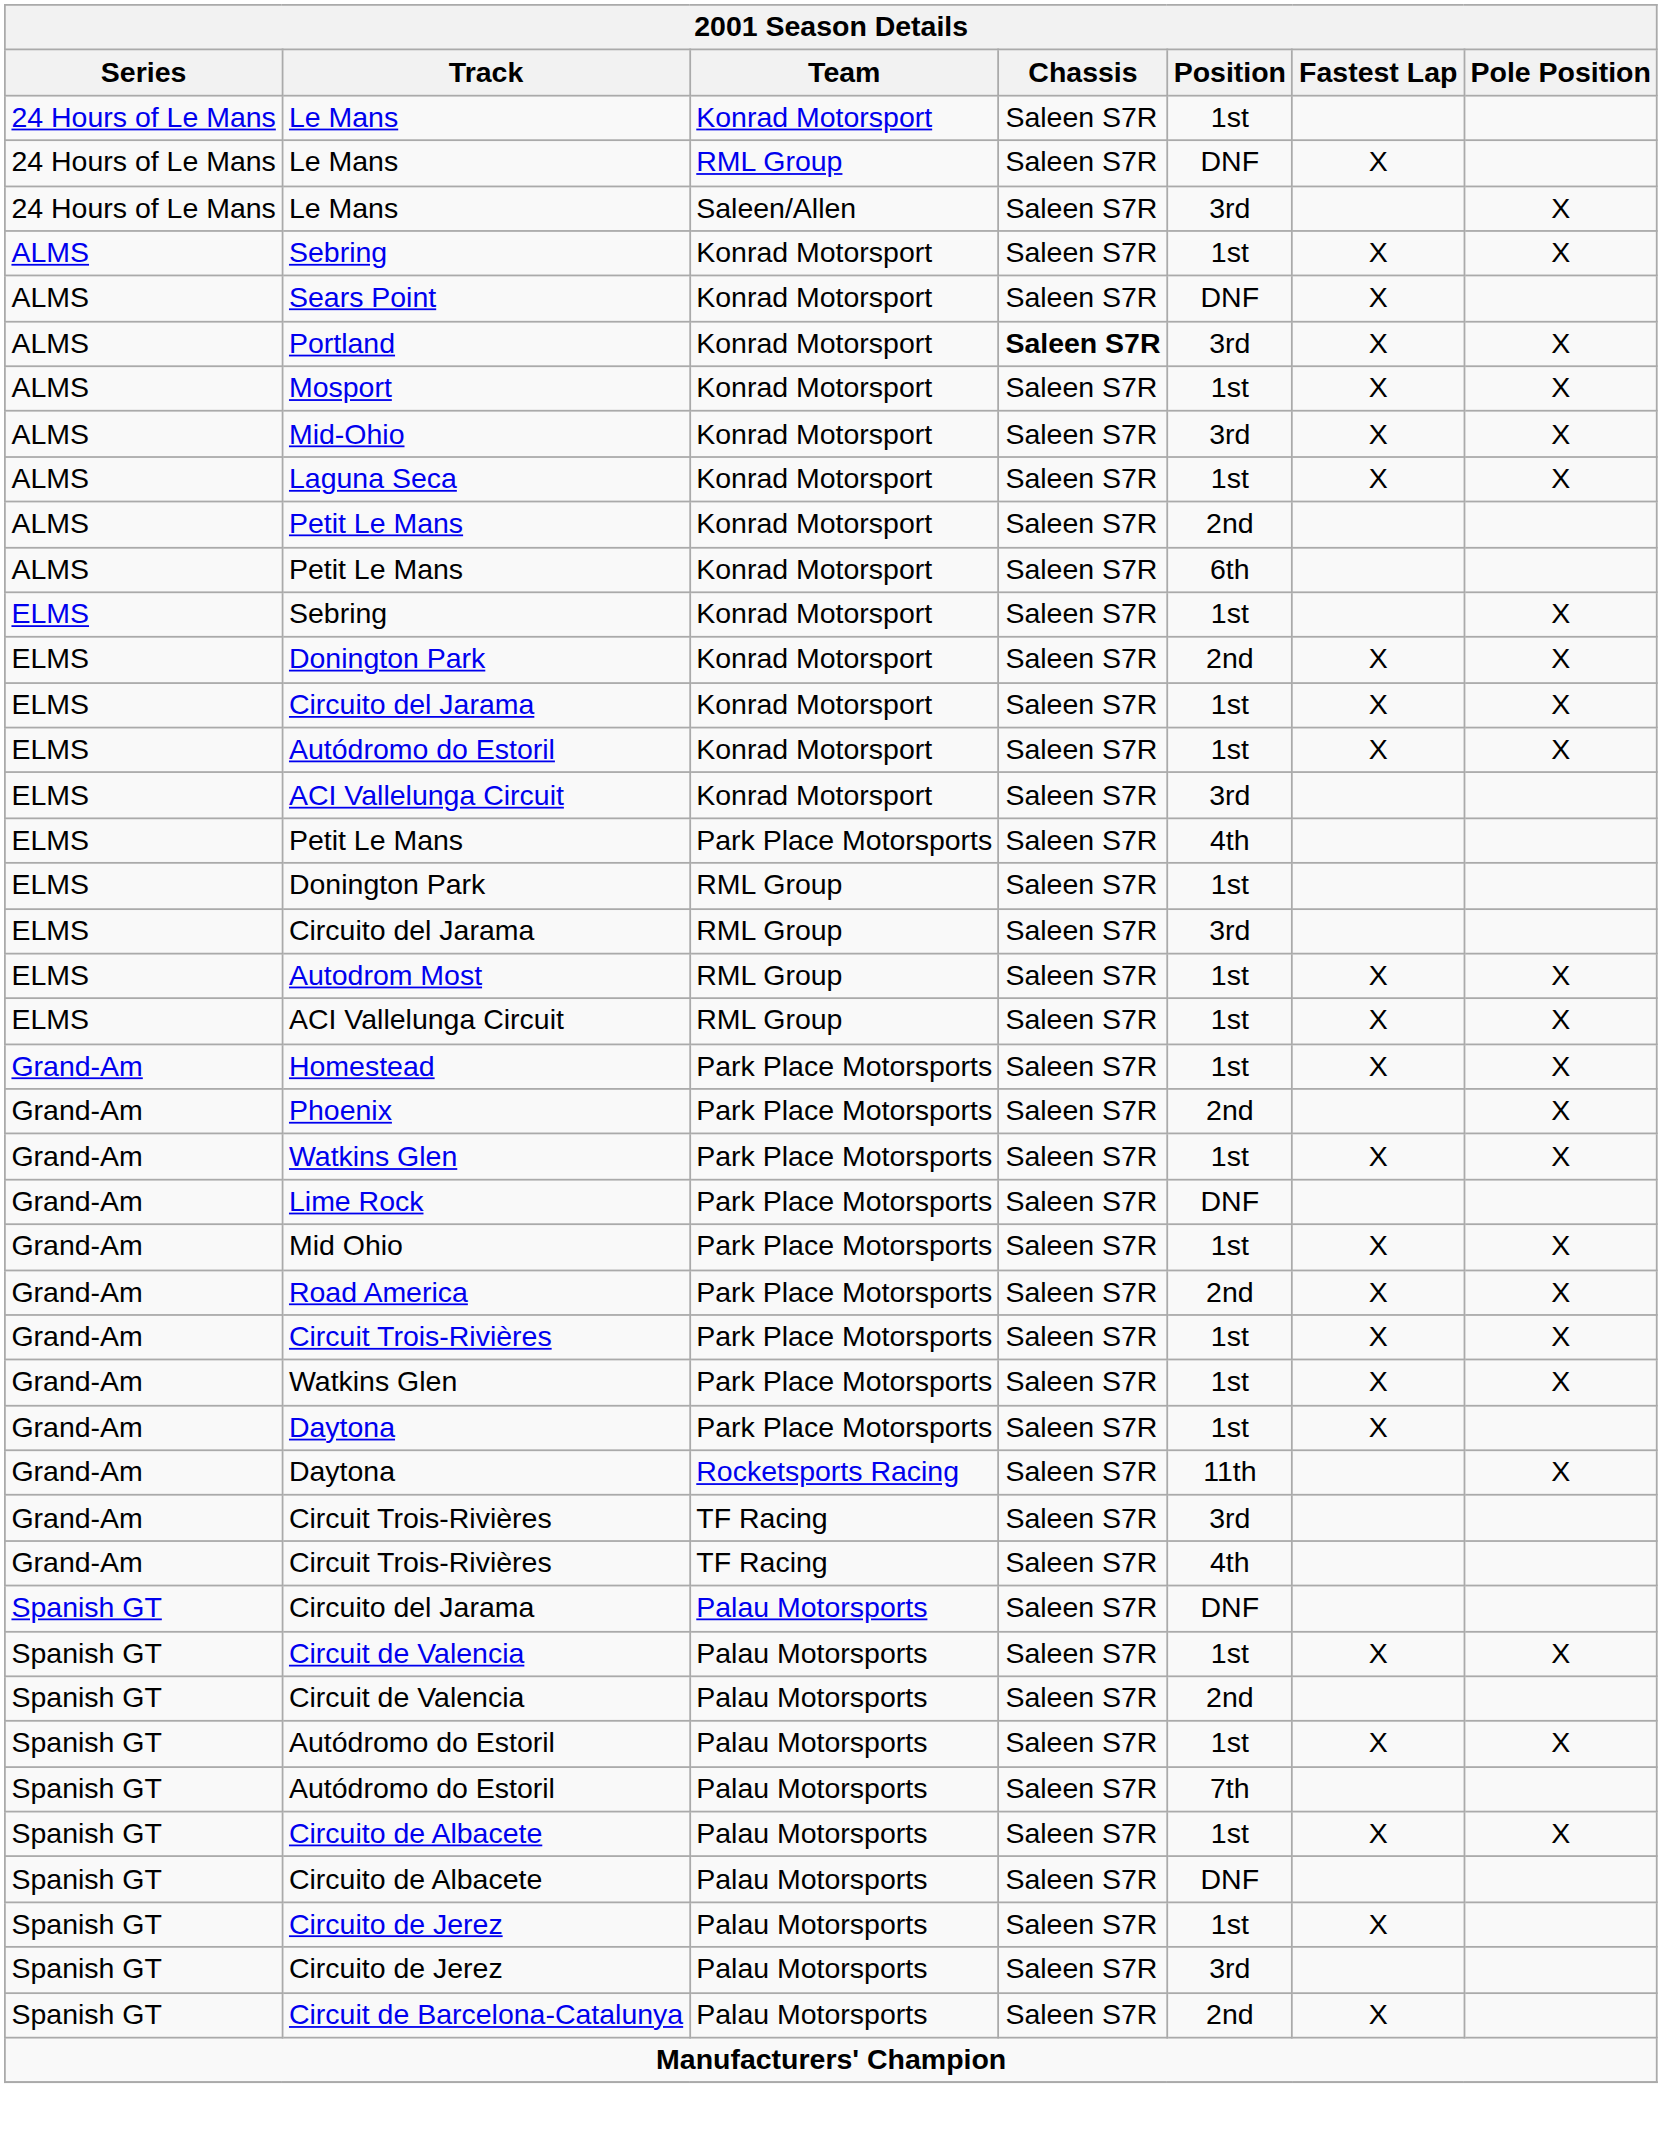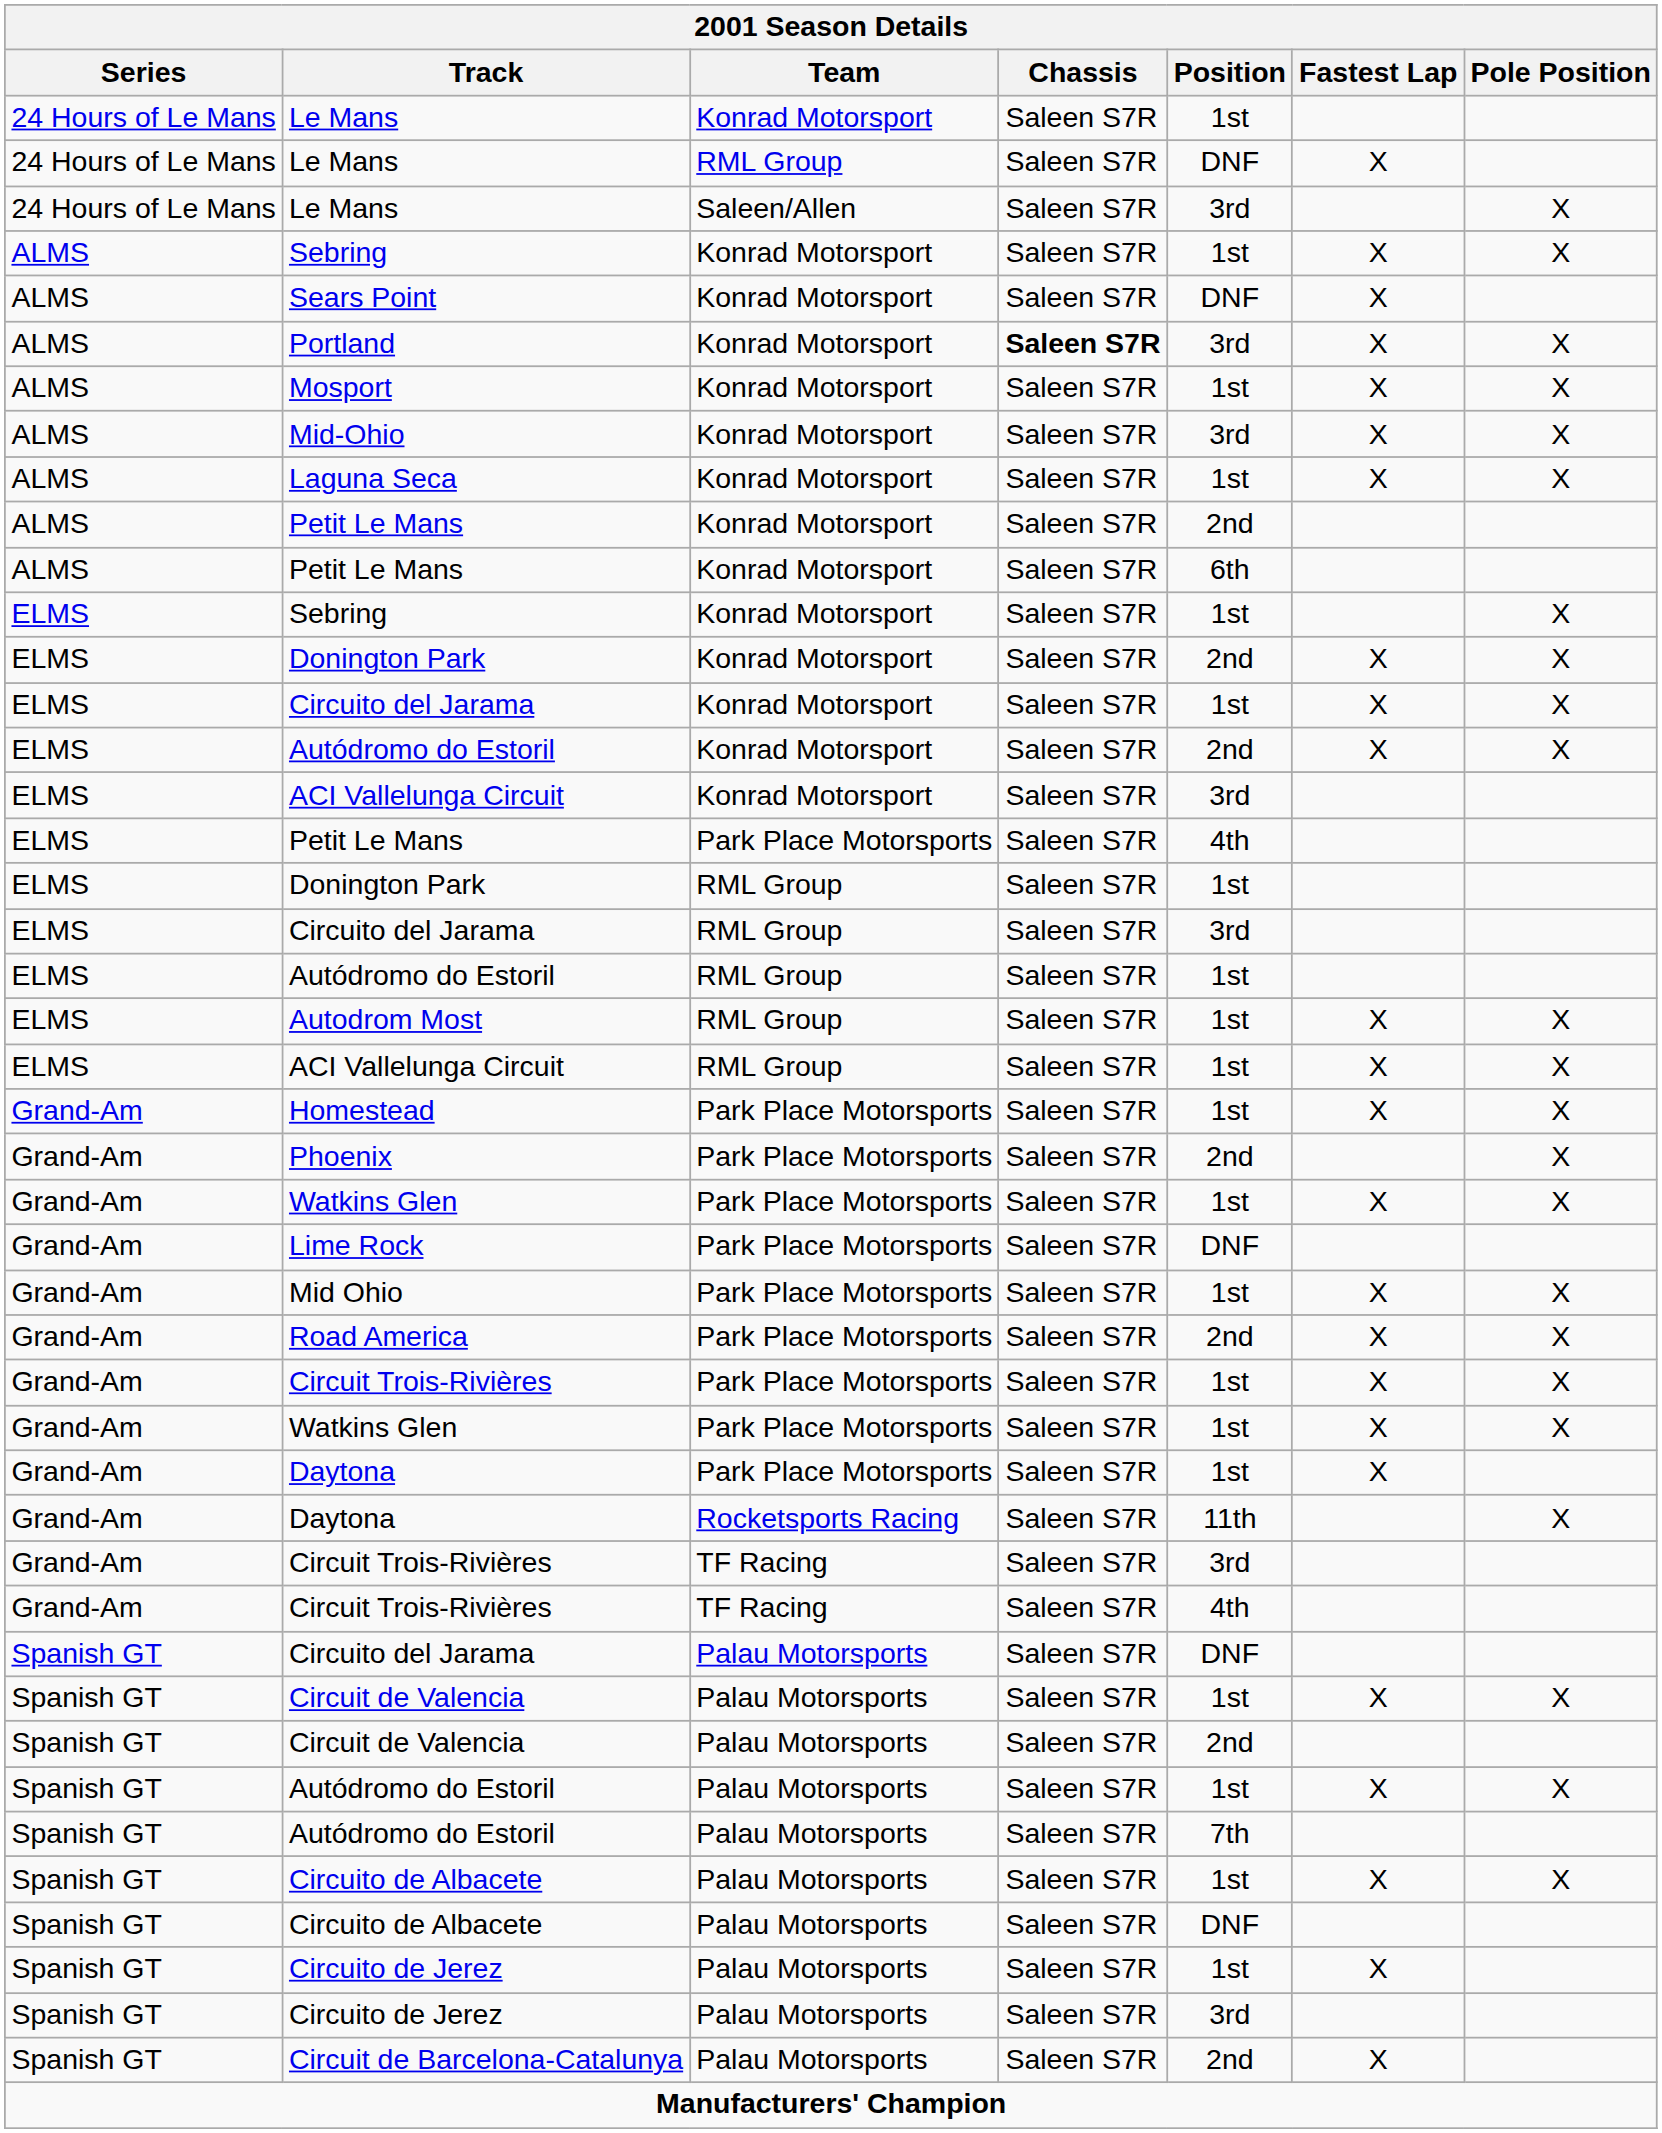(1230, 749) 1st -> (1230, 749) 2nd
+ row: (422, 975)
